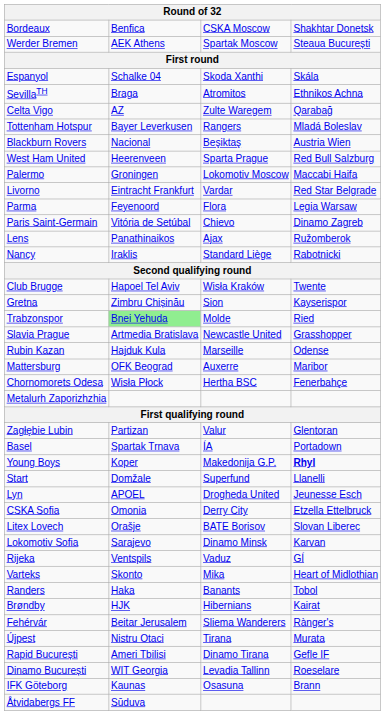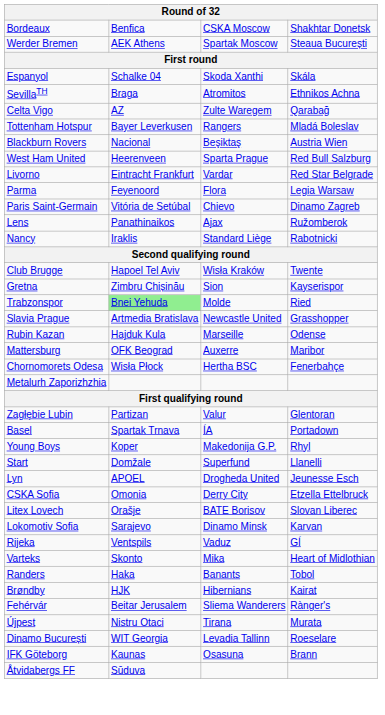- row: (25, 175)
(304, 462) bold -> (300, 446) normal
- row: (42, 654)
